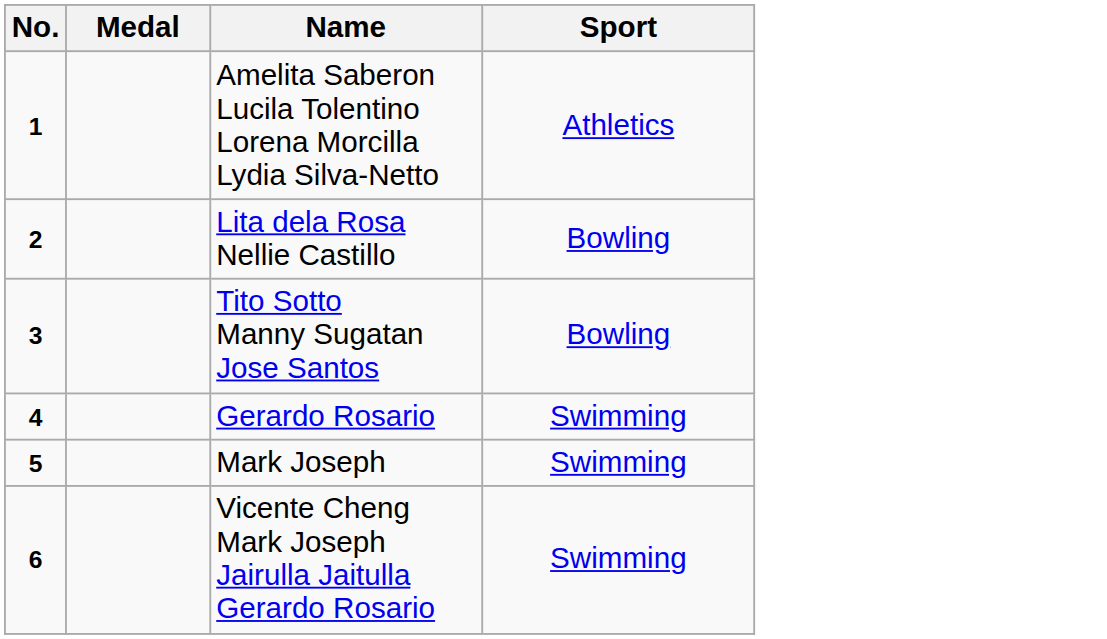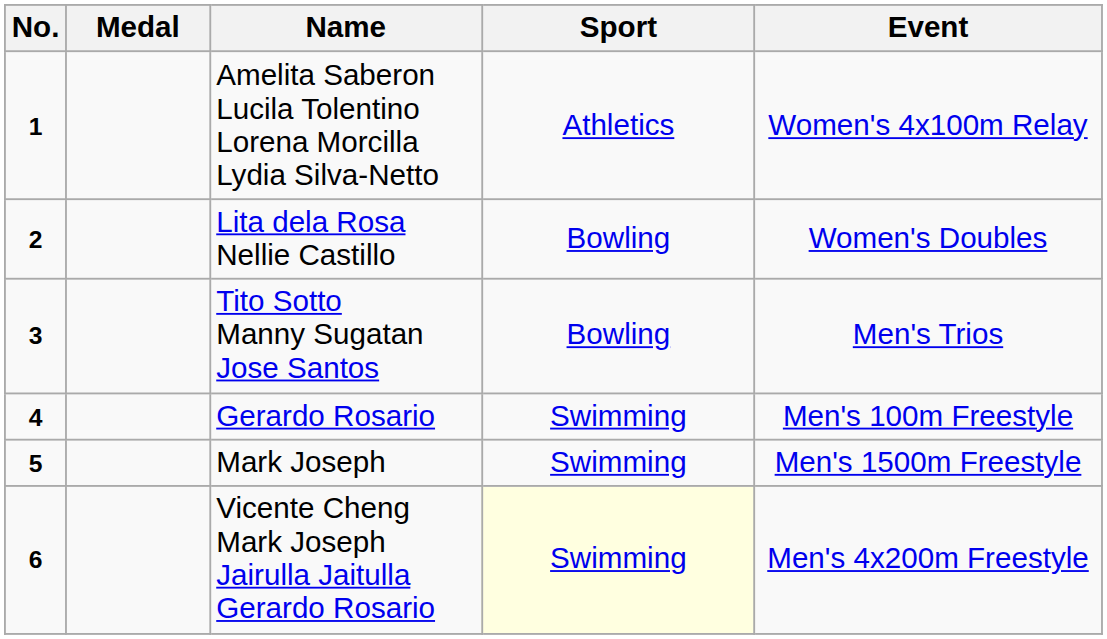+ column: (928, 27)
(618, 559) no background -> (618, 559) lightyellow background
